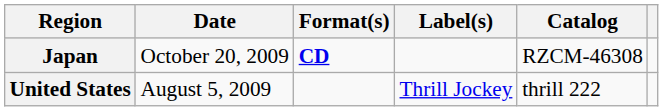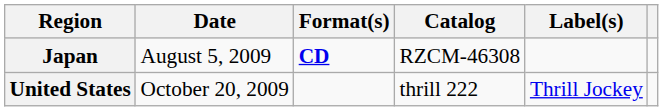columns swapped: (456, 21) <-> (582, 21)
(215, 55) October 20, 2009 -> (206, 55) August 5, 2009
(206, 88) August 5, 2009 -> (215, 88) October 20, 2009
